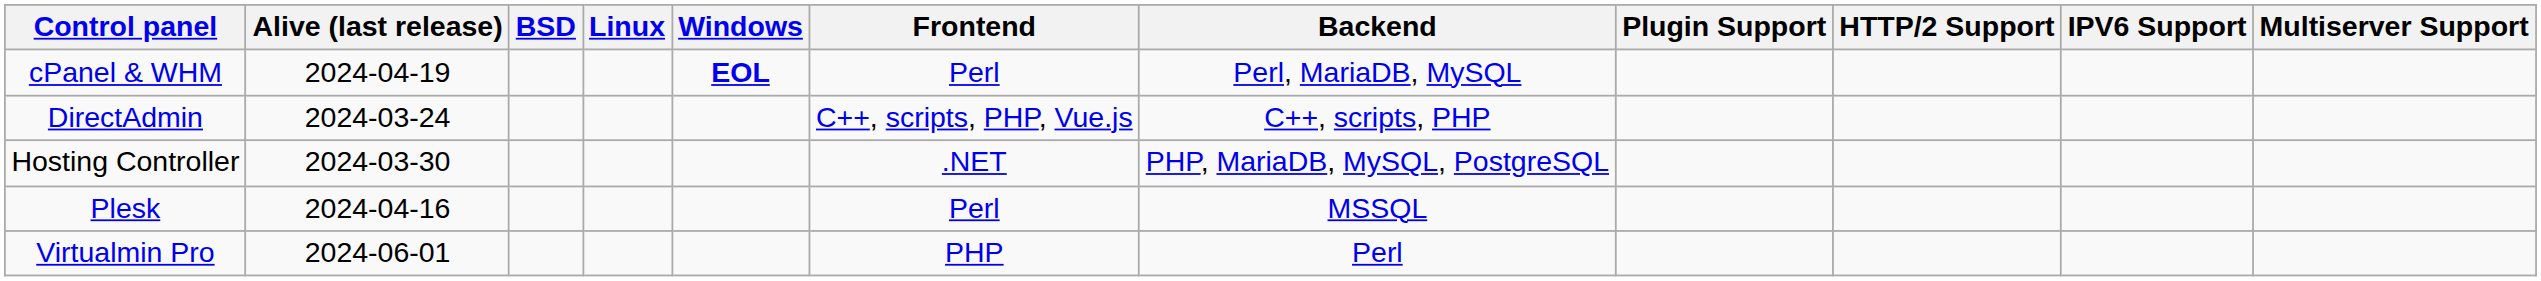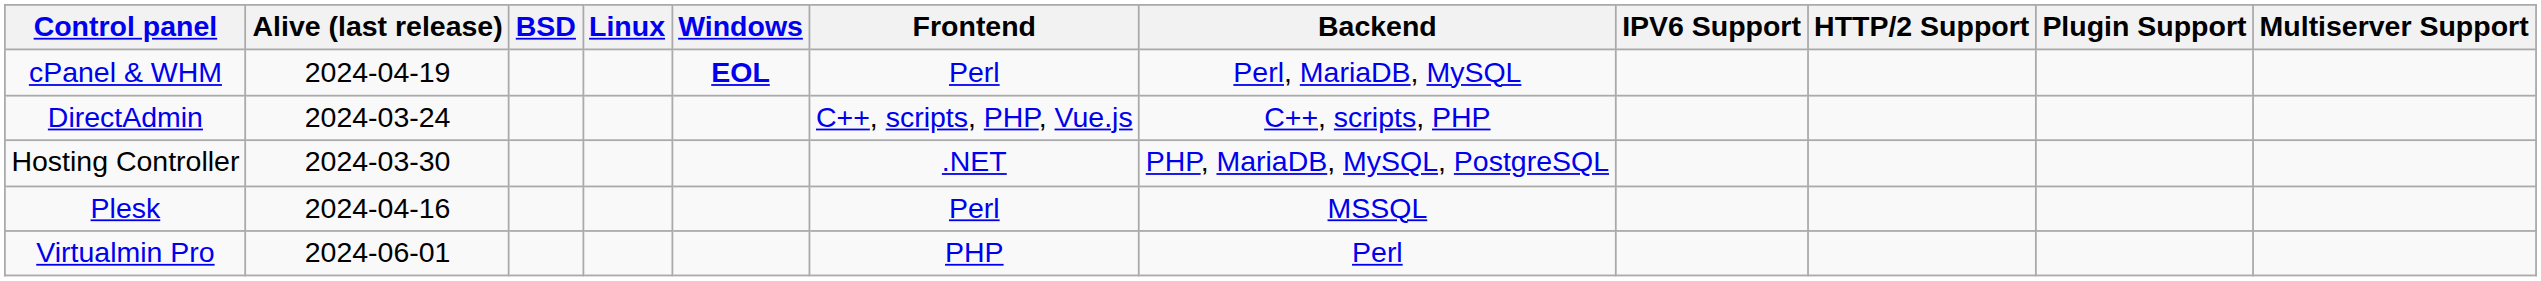columns swapped: (1724, 27) <-> (2157, 27)
